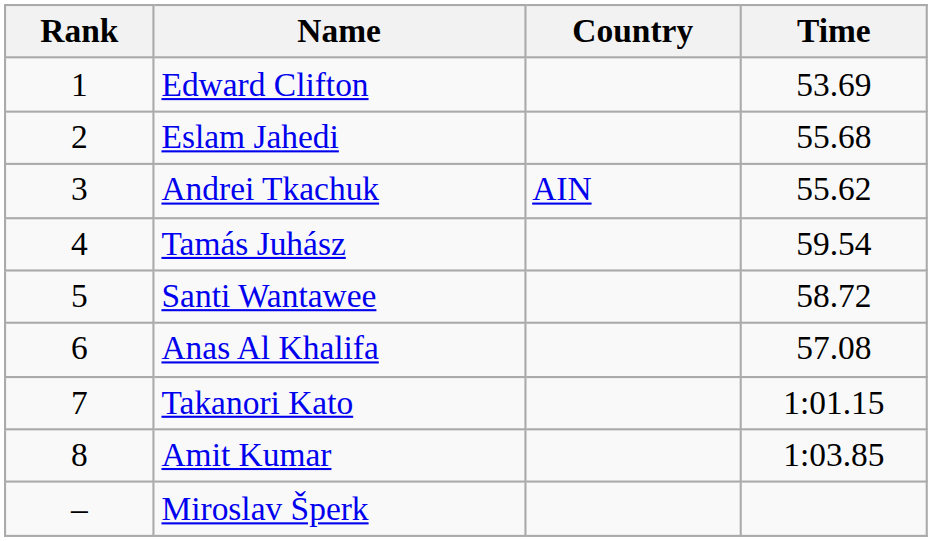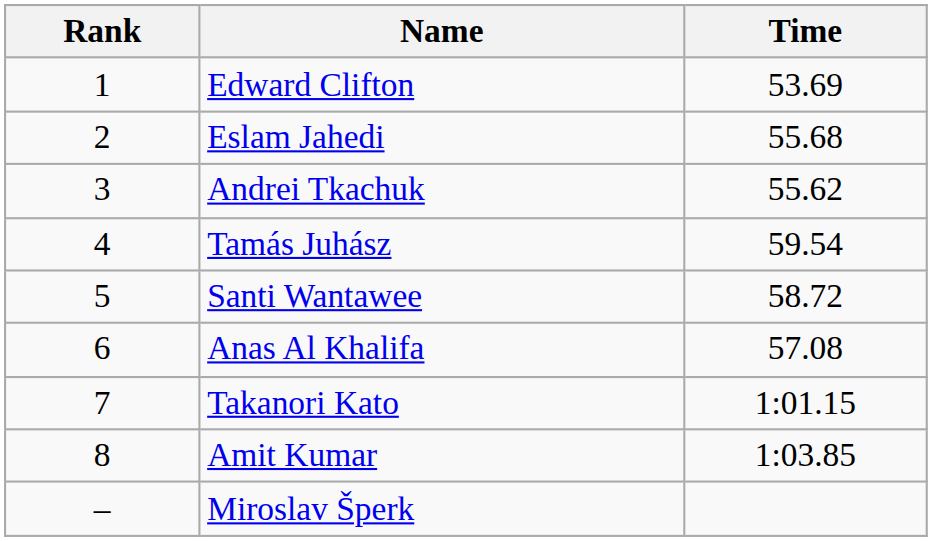- column: (633, 31)
